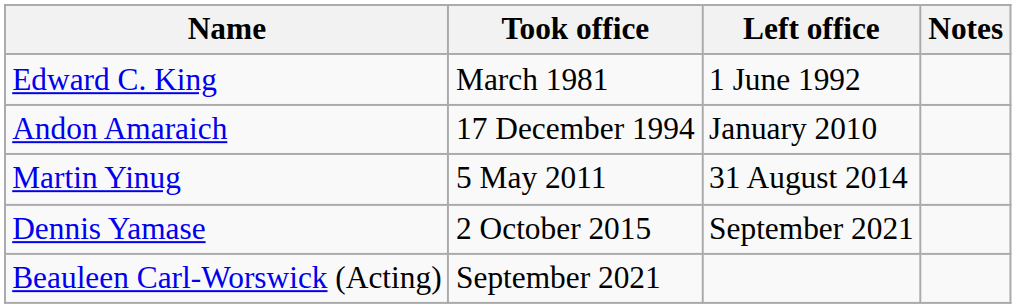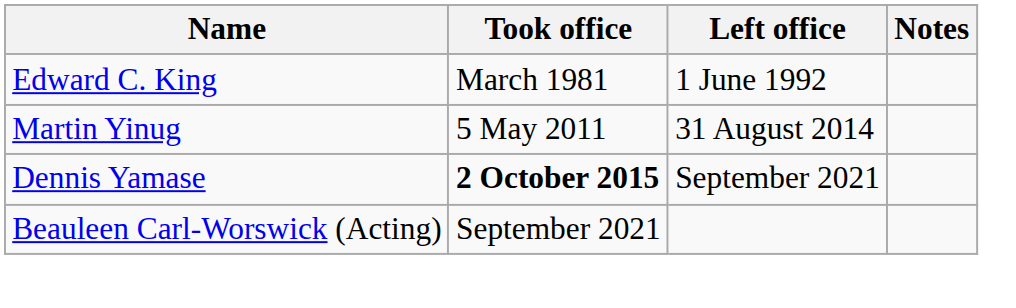- row: (120, 128)
(554, 228) normal -> (558, 178) bold
